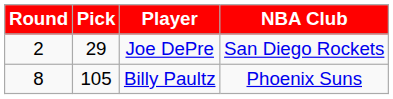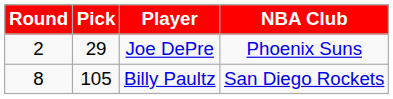(304, 49) San Diego Rockets -> (304, 49) Phoenix Suns
(304, 78) Phoenix Suns -> (304, 78) San Diego Rockets
